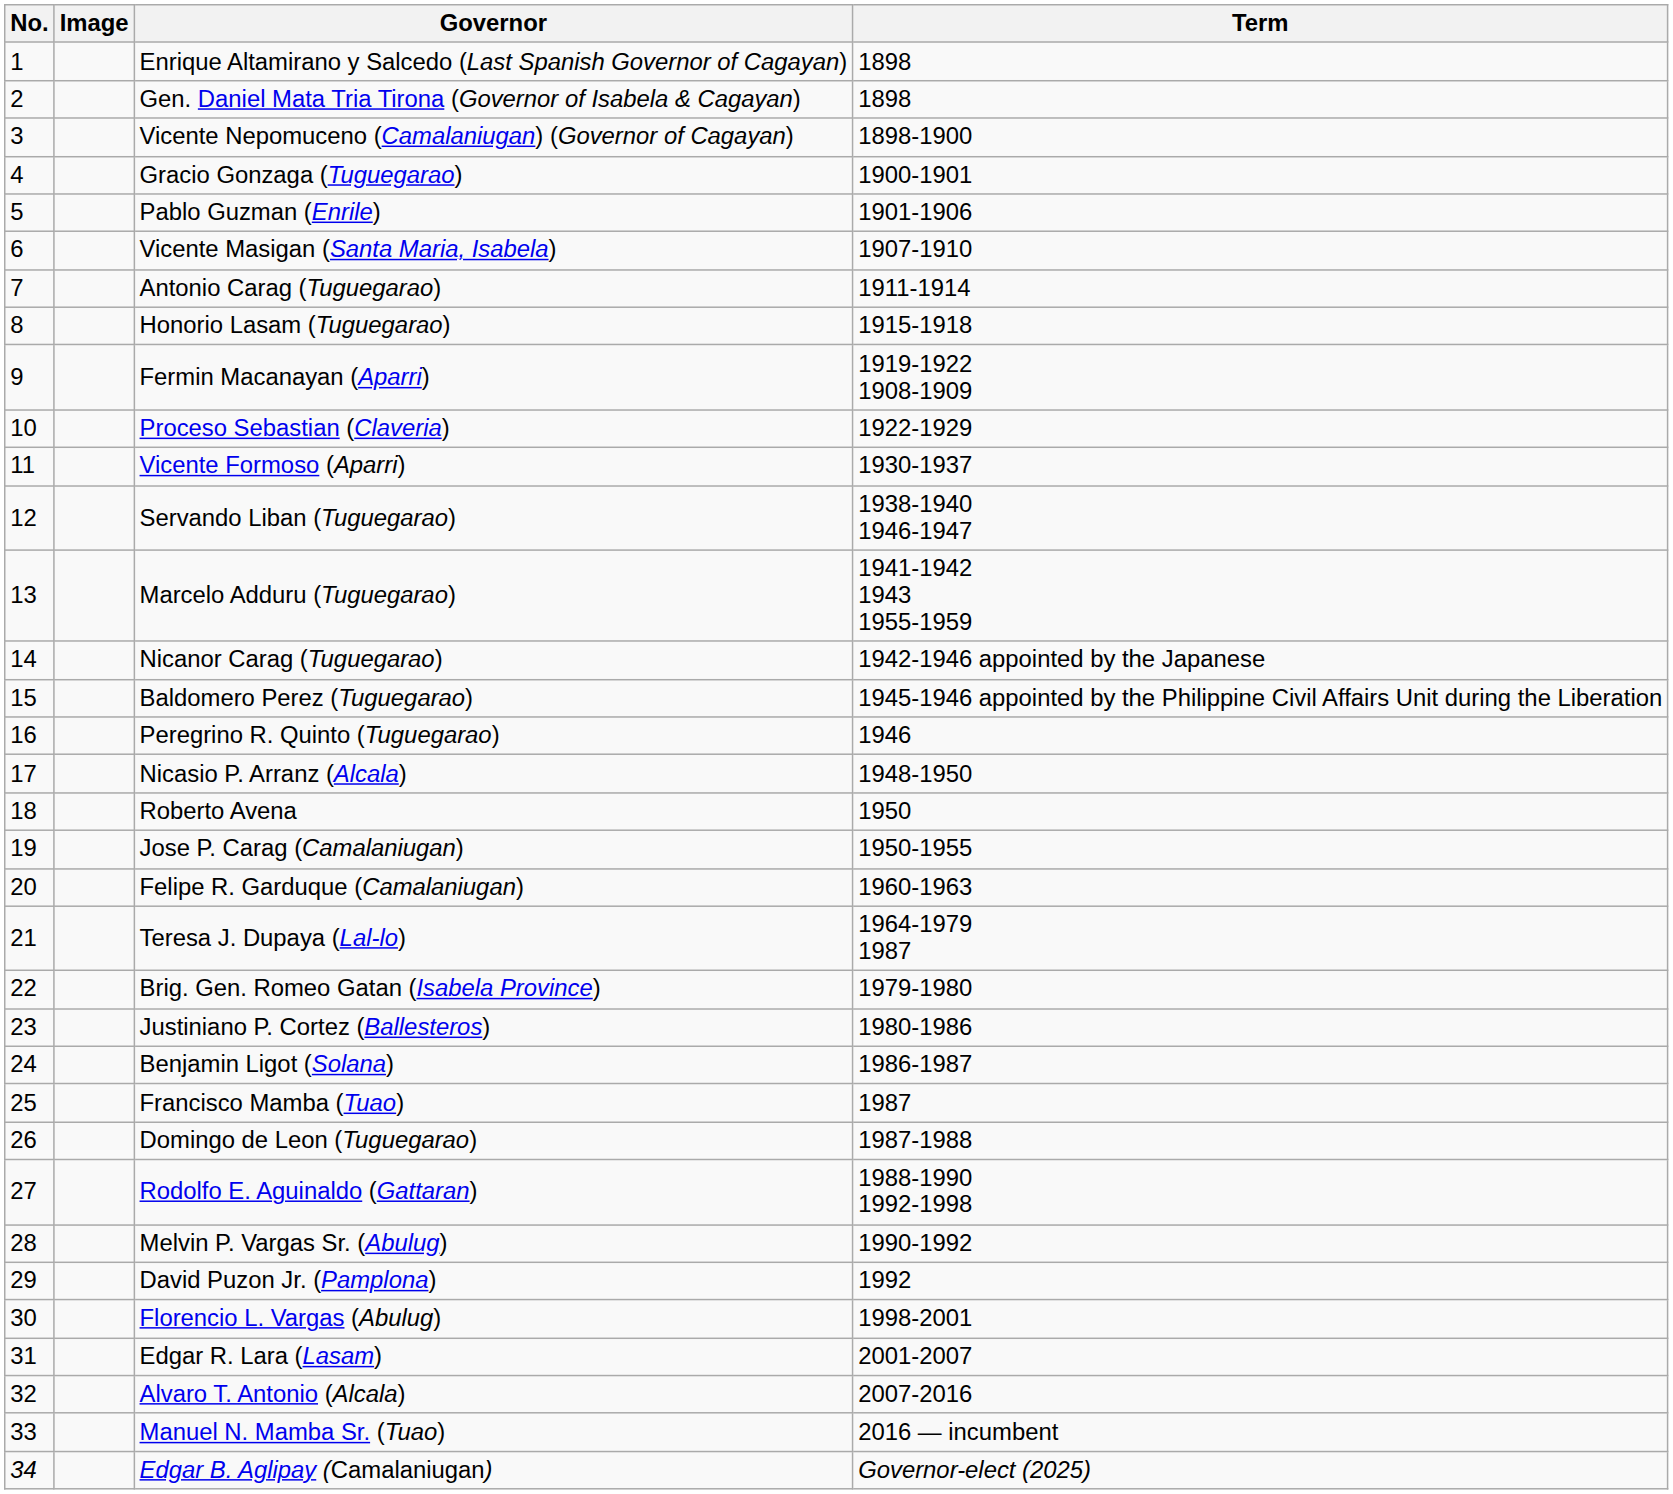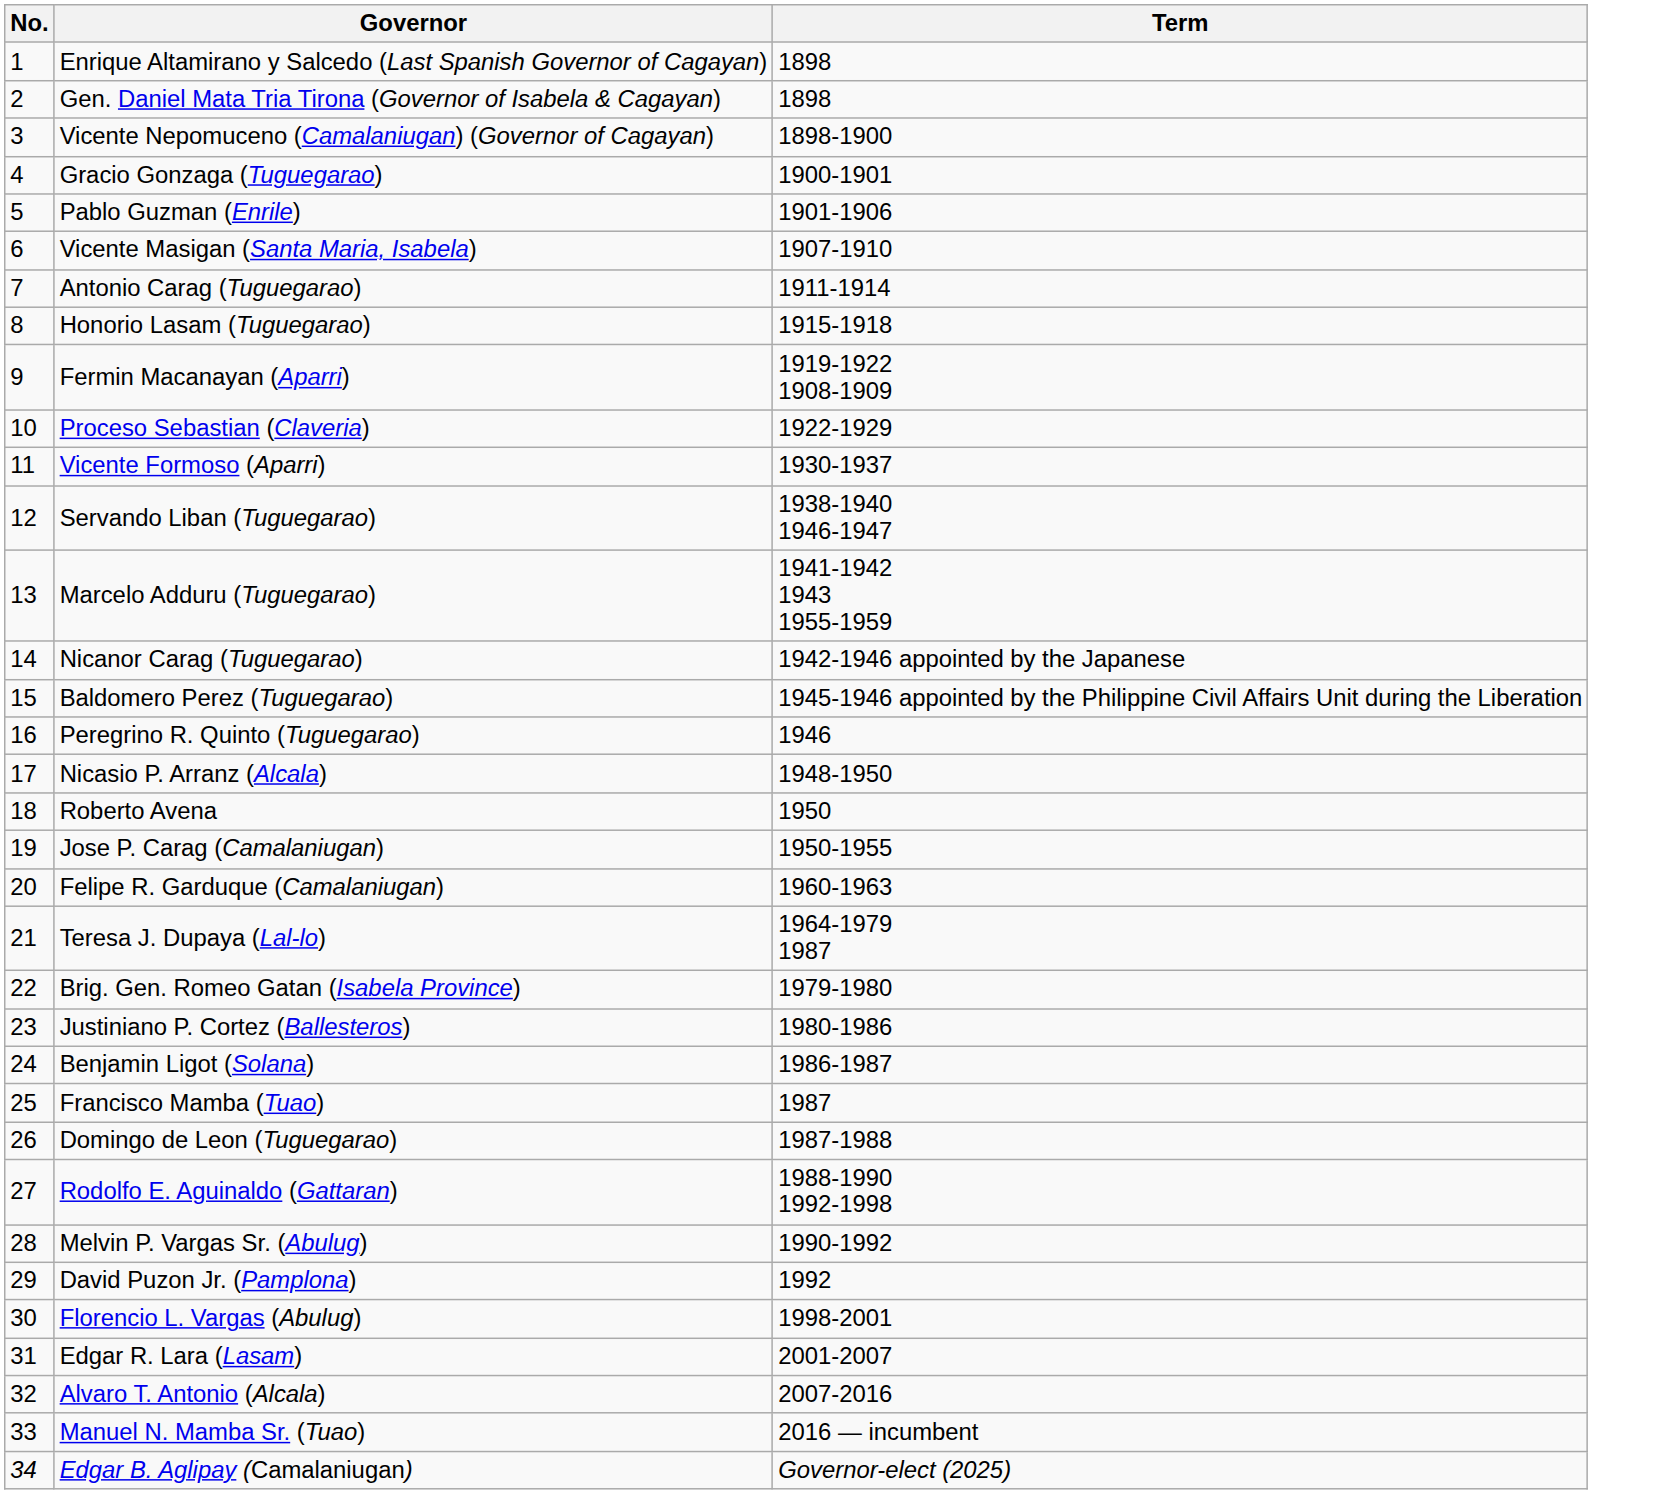- column: (94, 23)
